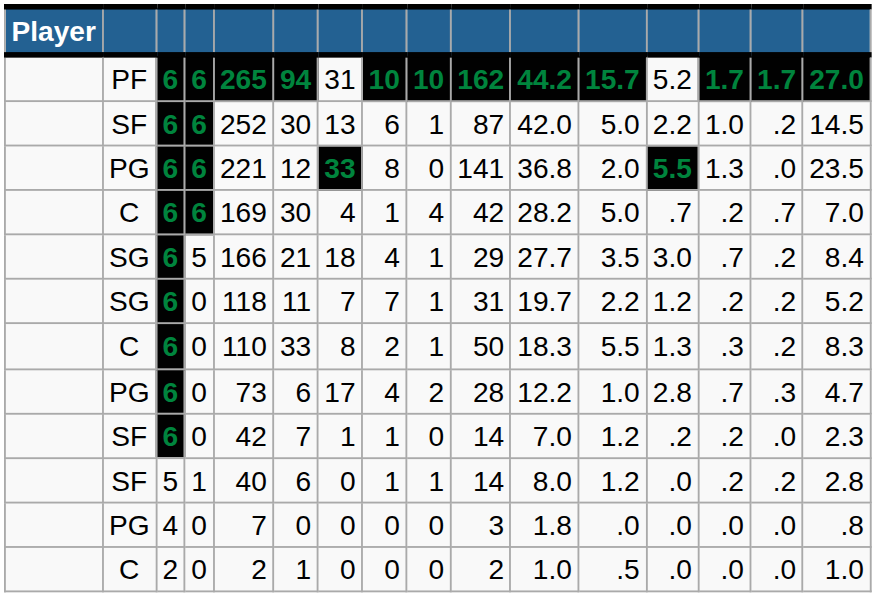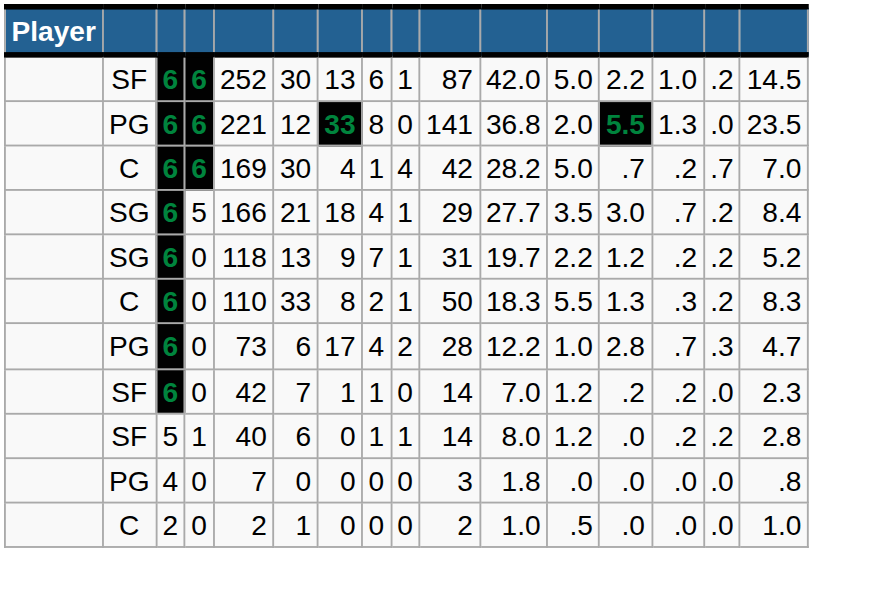- row: (129, 79)
(297, 302) 11 -> (296, 257) 13
(348, 302) 7 -> (348, 257) 9
